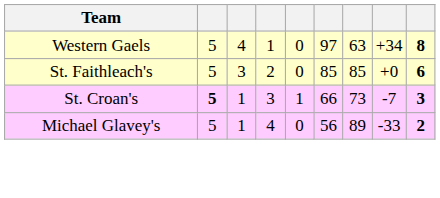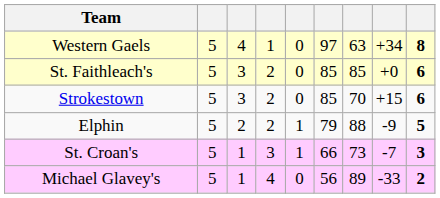+ row: (101, 98)
+ row: (101, 125)
(212, 98) bold -> (212, 152) normal
